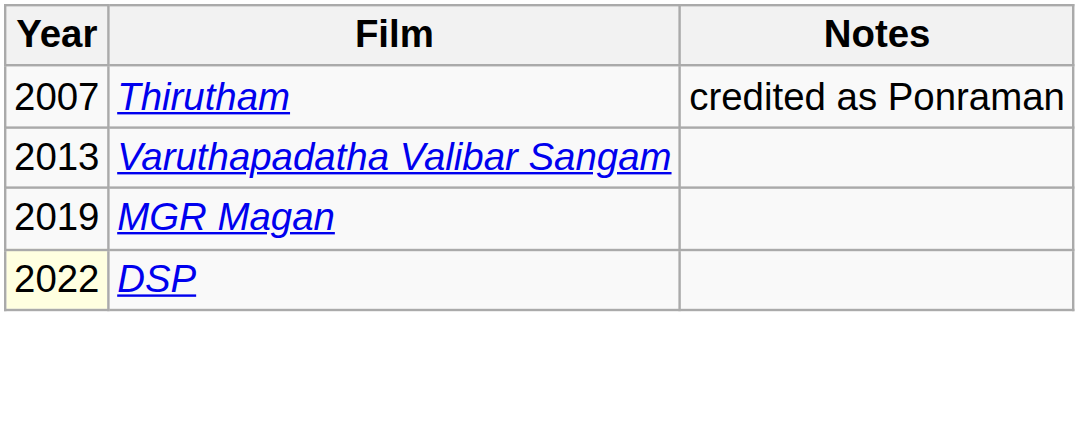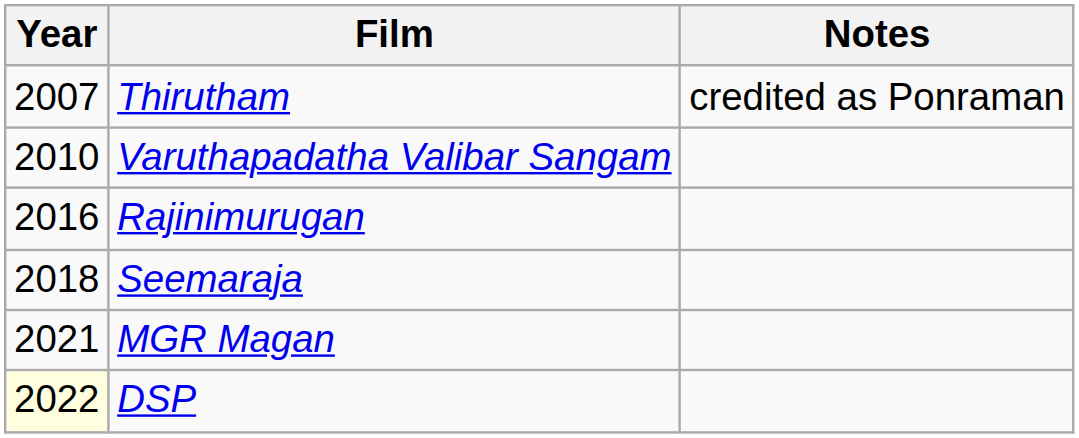(57, 156) 2013 -> (57, 156) 2010
+ row: (241, 217)
+ row: (210, 278)
(57, 217) 2019 -> (57, 339) 2021
